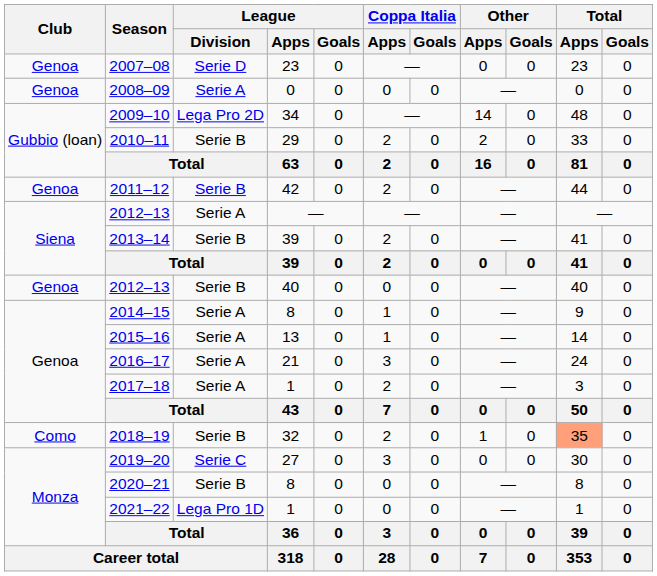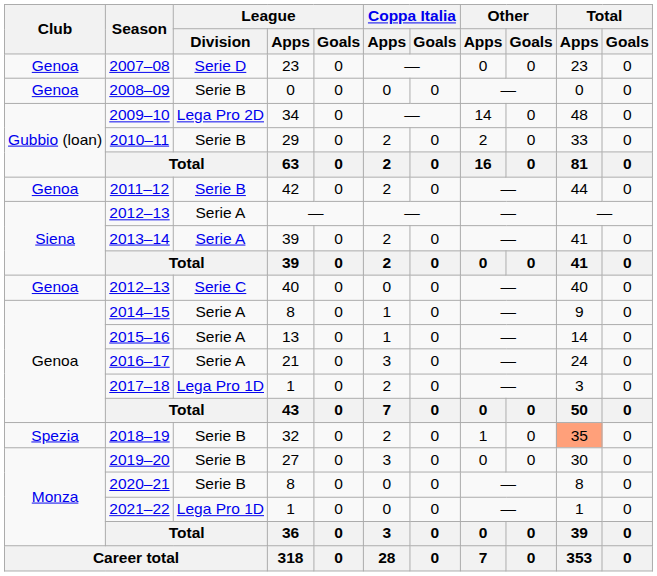(220, 90) Serie A -> (220, 90) Serie B
(220, 238) Serie B -> (220, 238) Serie A
(220, 287) Serie B -> (220, 287) Serie C
(220, 386) Serie A -> (220, 386) Lega Pro 1D
(55, 435) Como -> (55, 435) Spezia
(220, 459) Serie C -> (220, 459) Serie B
